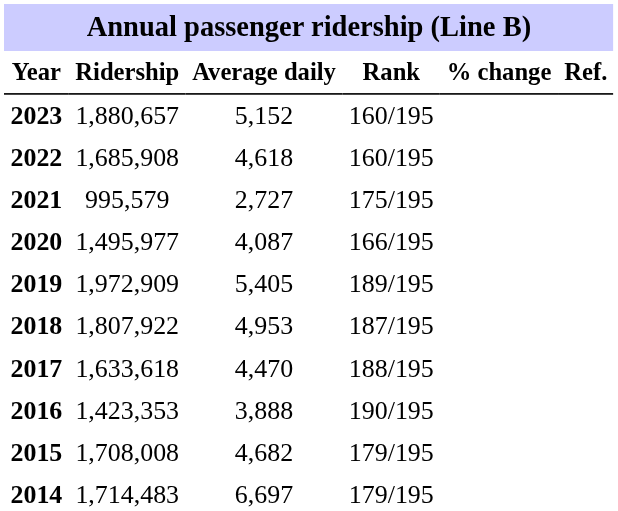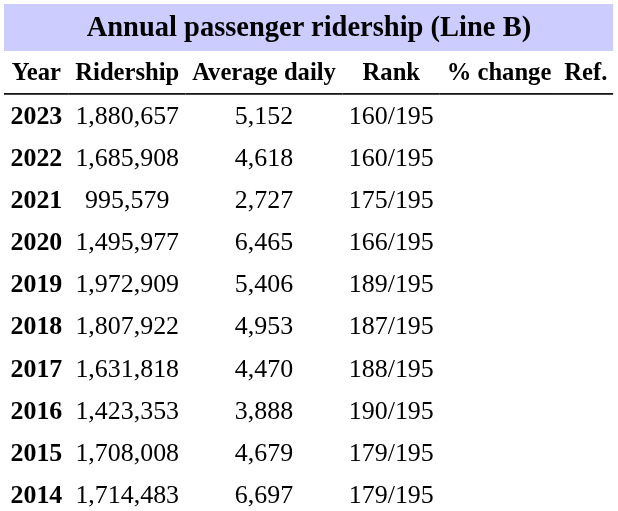(264, 241) 4,087 -> (264, 241) 6,465
(264, 283) 5,405 -> (264, 283) 5,406
(127, 368) 1,633,618 -> (127, 368) 1,631,818
(264, 452) 4,682 -> (264, 452) 4,679
